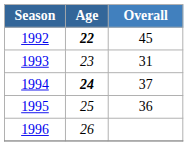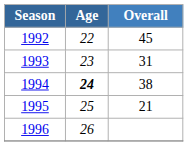(87, 38) bold -> (87, 38) normal
(146, 84) 37 -> (146, 84) 38
(146, 107) 36 -> (146, 107) 21
